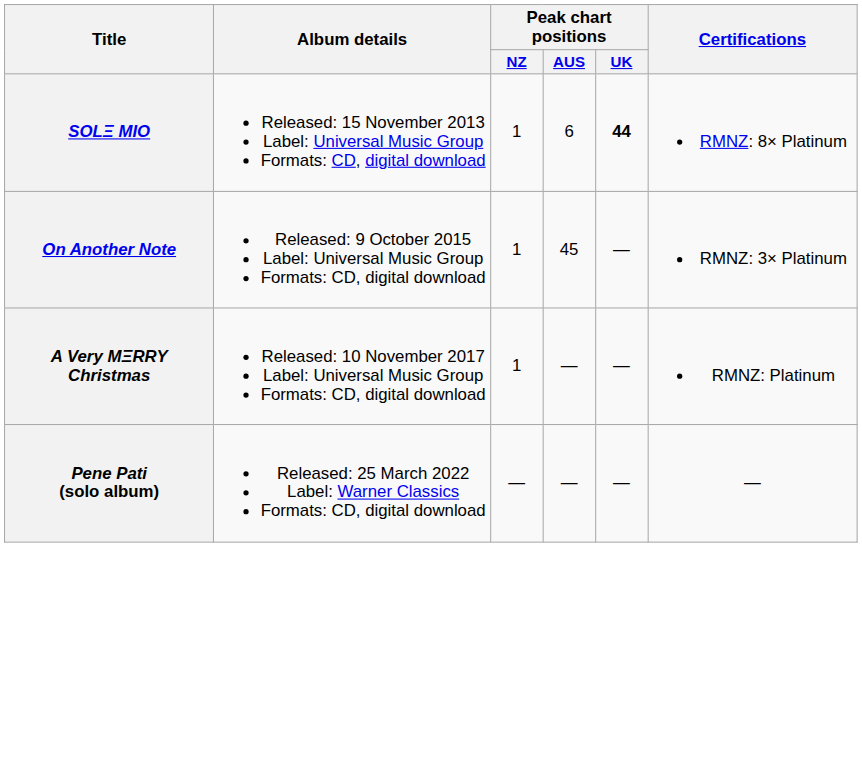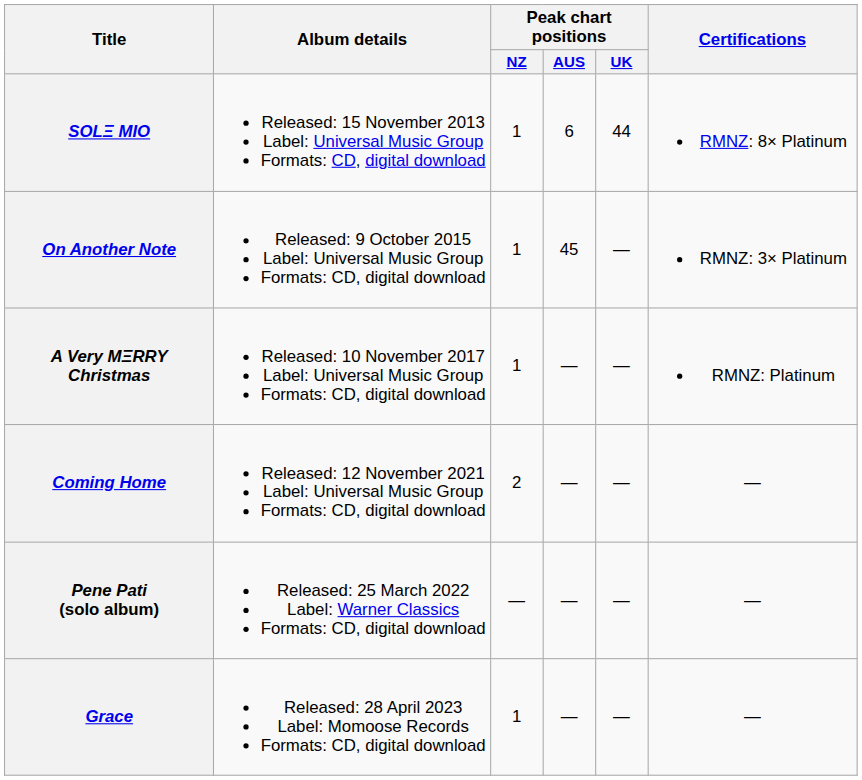(621, 132) bold -> (621, 132) normal
+ row: (109, 483)
+ row: (109, 717)
